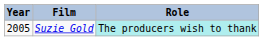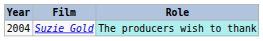(18, 28) 2005 -> (18, 28) 2004
